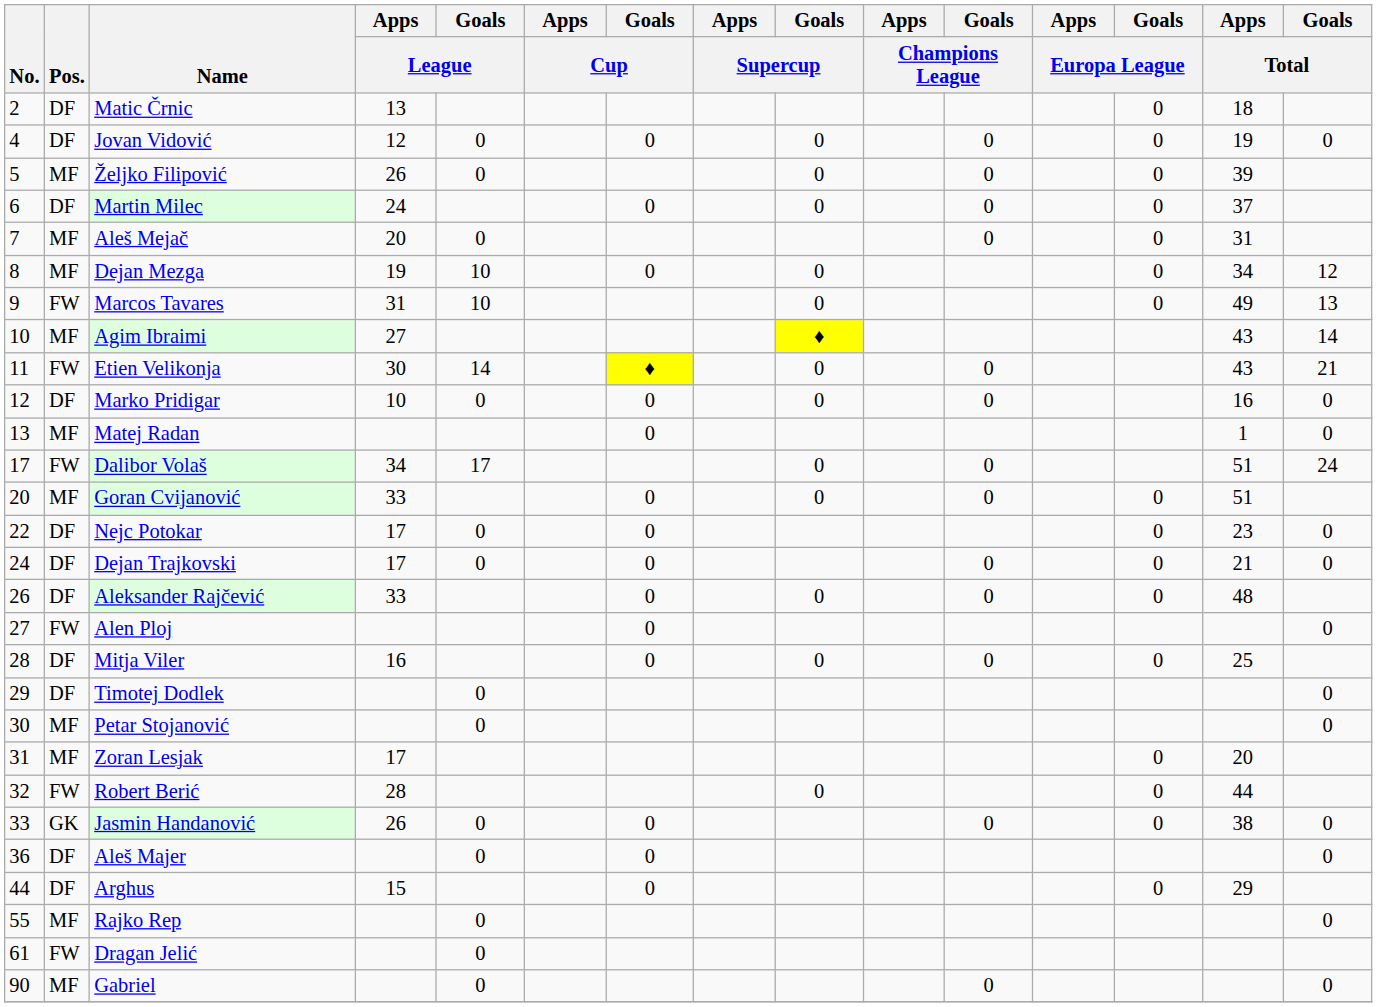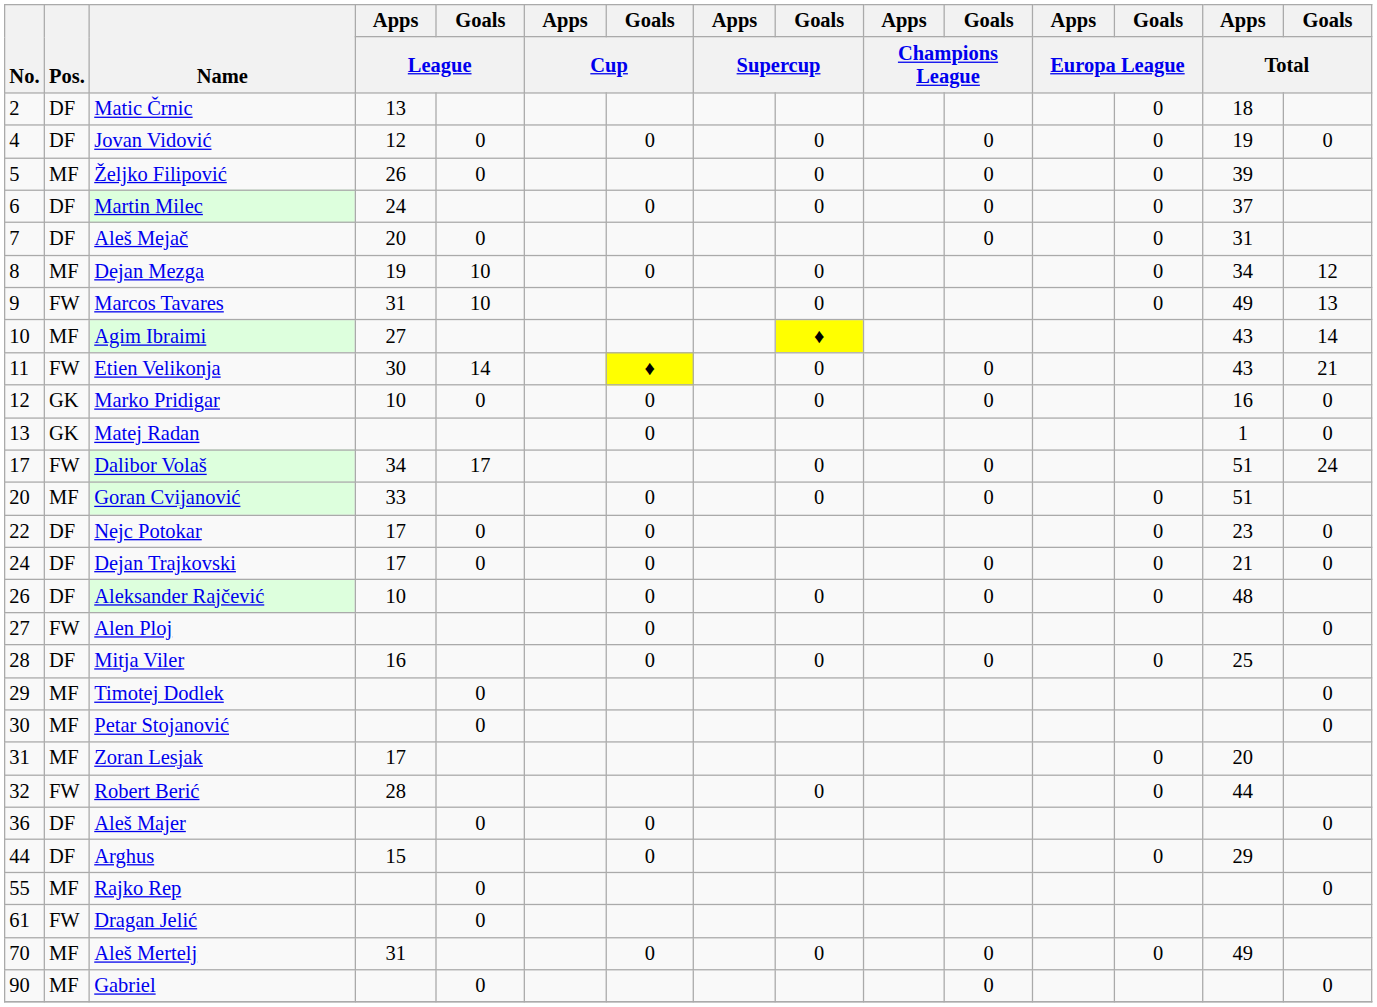(64, 238) MF -> (62, 238) DF
(62, 401) DF -> (64, 401) GK
(64, 433) MF -> (64, 433) GK
(396, 595) 33 -> (396, 595) 10
(62, 693) DF -> (64, 693) MF
- row: (175, 823)
+ row: (146, 953)
